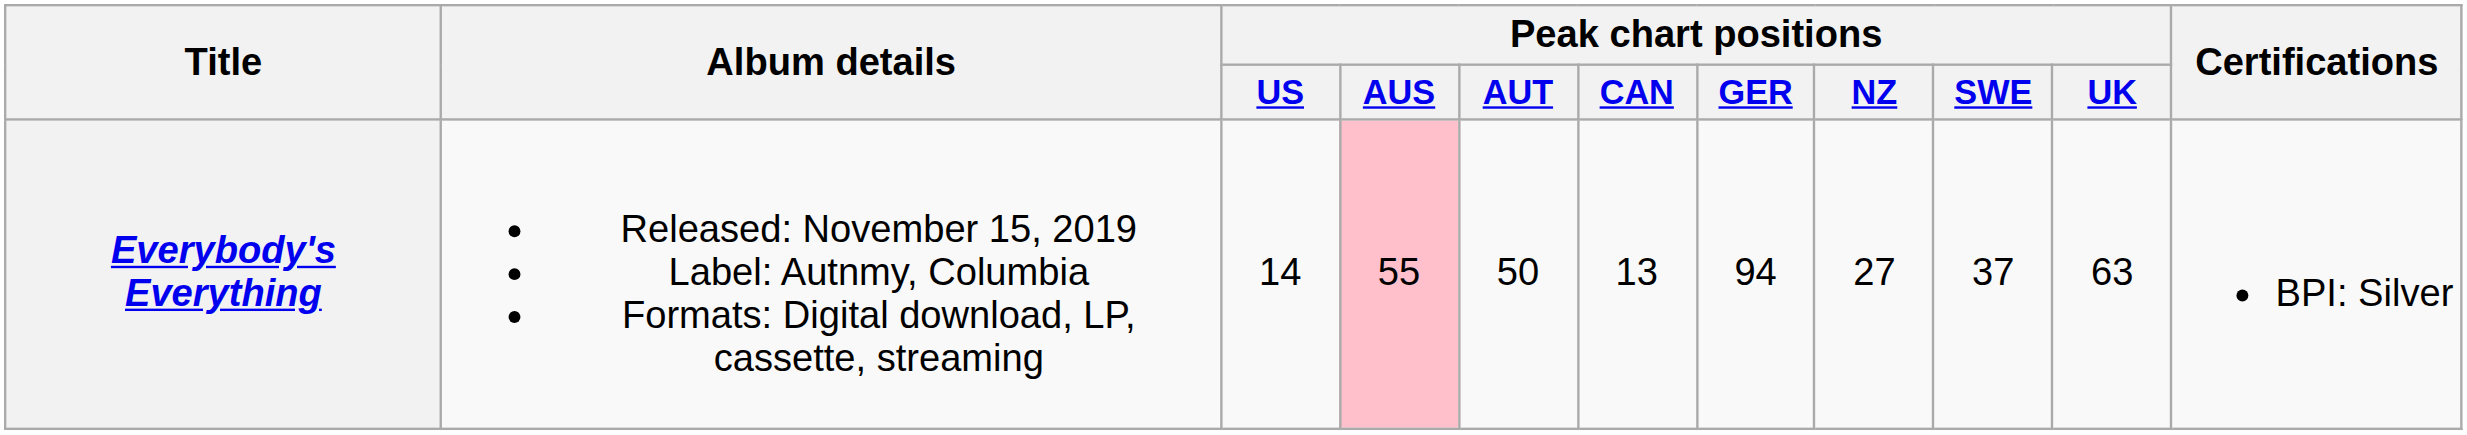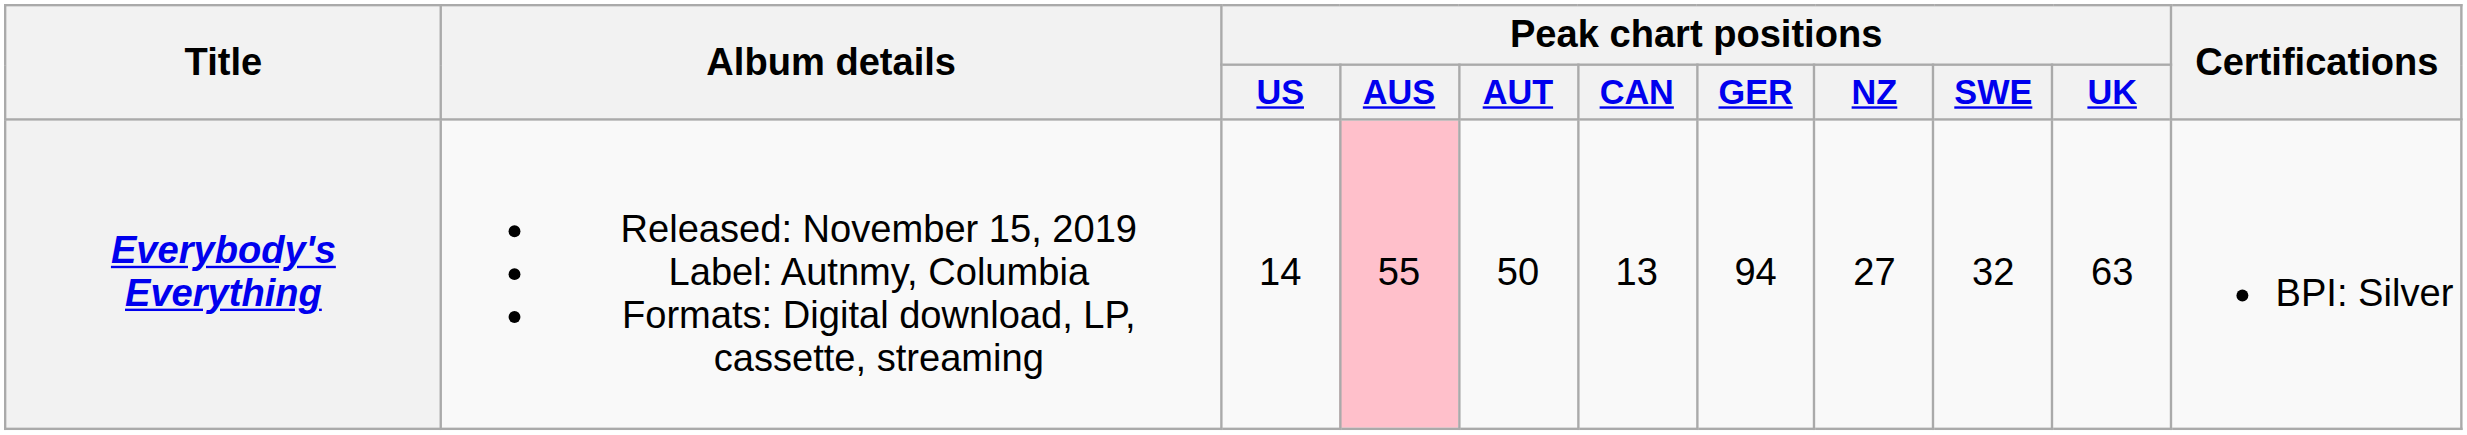(1993, 272) 37 -> (1993, 272) 32
